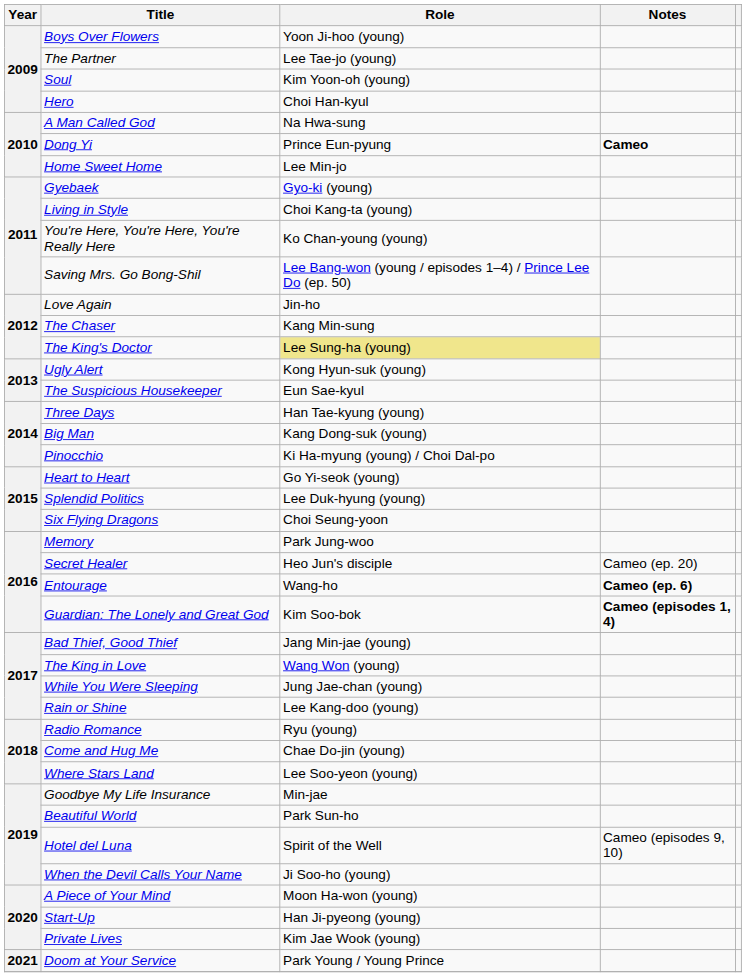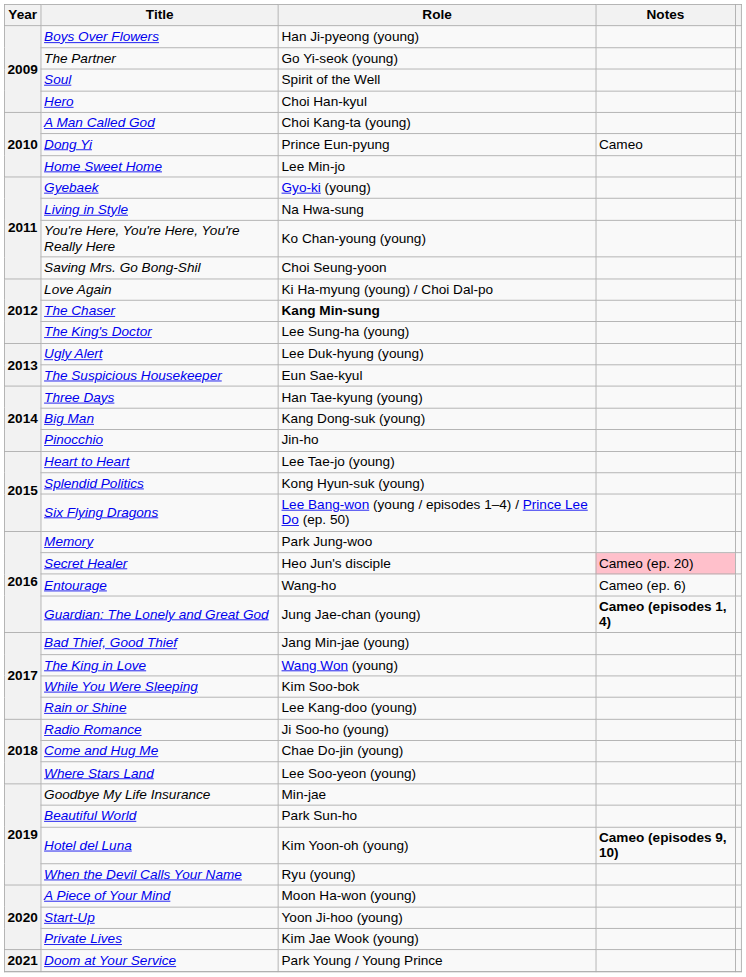(344, 36) Yoon Ji-hoo (young) -> (350, 36) Han Ji-pyeong (young)
(340, 58) Lee Tae-jo (young) -> (340, 58) Go Yi-seok (young)
(347, 79) Kim Yoon-oh (young) -> (331, 79) Spirit of the Well
(324, 123) Na Hwa-sung -> (346, 123) Choi Kang-ta (young)
(626, 144) bold -> (621, 144) normal
(348, 209) Choi Kang-ta (young) -> (323, 209) Na Hwa-sung
(436, 275) Lee Bang-won (young / episodes 1–4) / Prince Lee Do (ep. 50) -> (334, 267) Choi Seung-yoon
(302, 304) Jin-ho -> (387, 289) Ki Ha-myung (young) / Choi Dal-po
(329, 326) normal -> (331, 310) bold
(347, 347) khaki background -> (345, 332) no background
(355, 369) Kong Hyun-suk (young) -> (353, 354) Lee Duk-hyung (young)
(389, 455) Ki Ha-myung (young) / Choi Dal-po -> (300, 440) Jin-ho
(341, 477) Go Yi-seok (young) -> (338, 461) Lee Tae-jo (young)
(354, 498) Lee Duk-hyung (young) -> (353, 483) Kong Hyun-suk (young)
(336, 520) Choi Seung-yoon -> (435, 512) Lee Bang-won (young / episodes 1–4) / Prince Lee Do (ep. 50)
(650, 563) no background -> (646, 563) pink background
(648, 585) bold -> (642, 585) normal
(322, 614) Kim Soo-bok -> (351, 614) Jung Jae-chan (young)
(353, 686) Jung Jae-chan (young) -> (320, 686) Kim Soo-bok
(320, 729) Ryu (young) -> (335, 729) Ji Soo-ho (young)
(332, 845) Spirit of the Well -> (345, 845) Kim Yoon-oh (young)
(664, 845) normal -> (663, 845) bold
(337, 874) Ji Soo-ho (young) -> (319, 874) Ryu (young)
(352, 917) Han Ji-pyeong (young) -> (342, 917) Yoon Ji-hoo (young)
